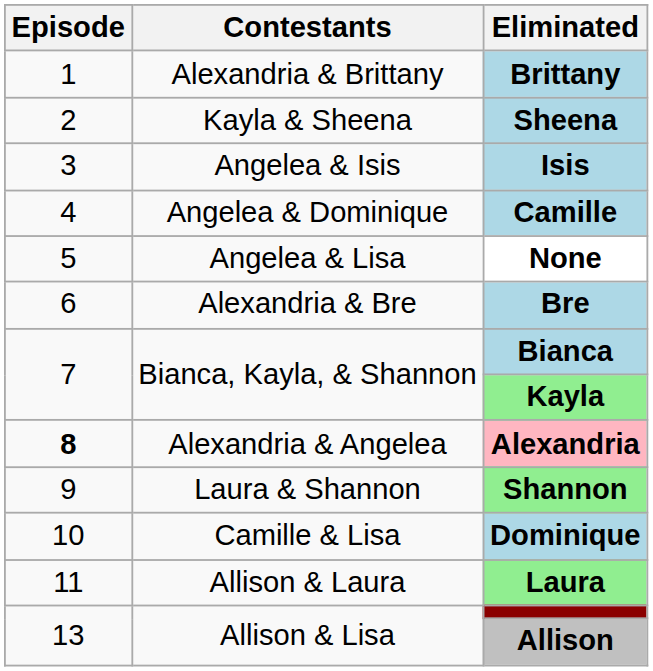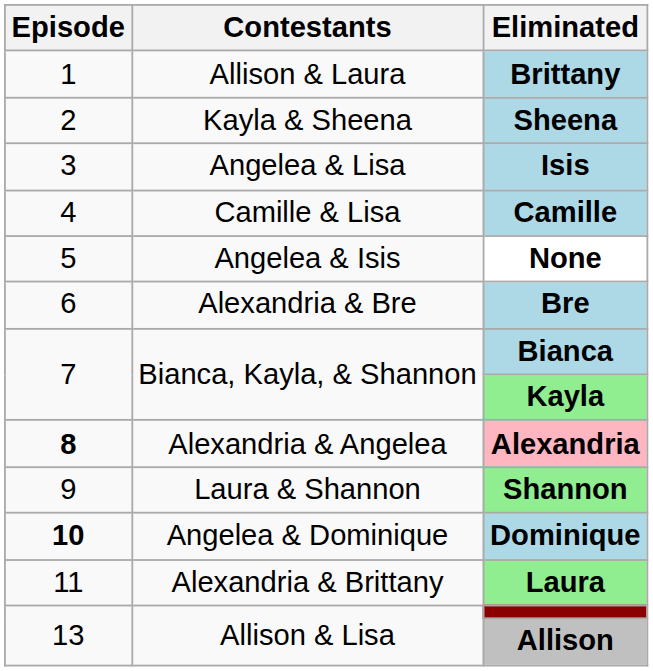(307, 73) Alexandria & Brittany -> (307, 73) Allison & Laura
(307, 166) Angelea & Isis -> (307, 166) Angelea & Lisa
(307, 212) Angelea & Dominique -> (307, 212) Camille & Lisa
(307, 258) Angelea & Lisa -> (307, 258) Angelea & Isis
(68, 535) normal -> (68, 535) bold
(307, 535) Camille & Lisa -> (307, 535) Angelea & Dominique
(307, 581) Allison & Laura -> (307, 581) Alexandria & Brittany
